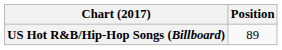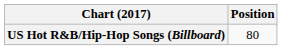(253, 34) 89 -> (253, 34) 80
